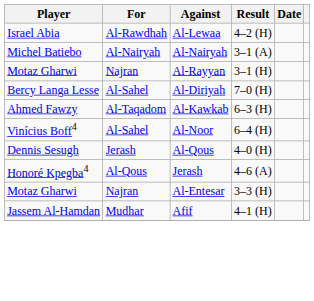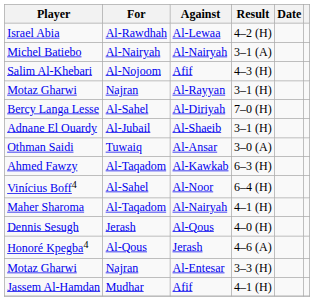+ row: (50, 71)
+ row: (52, 128)
+ row: (40, 147)
+ row: (46, 207)
